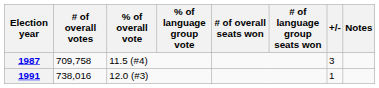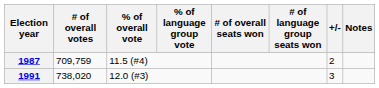(74, 60) 709,758 -> (74, 60) 709,759
(332, 60) 3 -> (332, 60) 2
(74, 76) 738,016 -> (74, 76) 738,020
(332, 76) 1 -> (332, 76) 3
